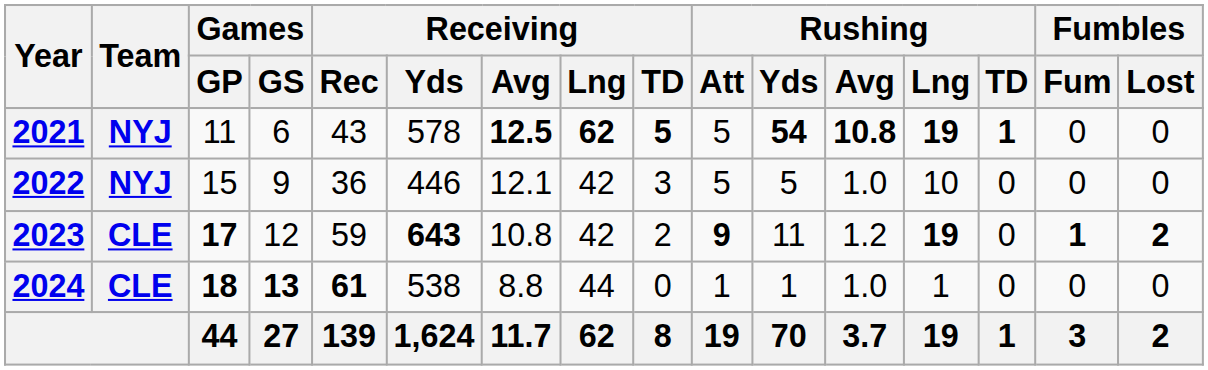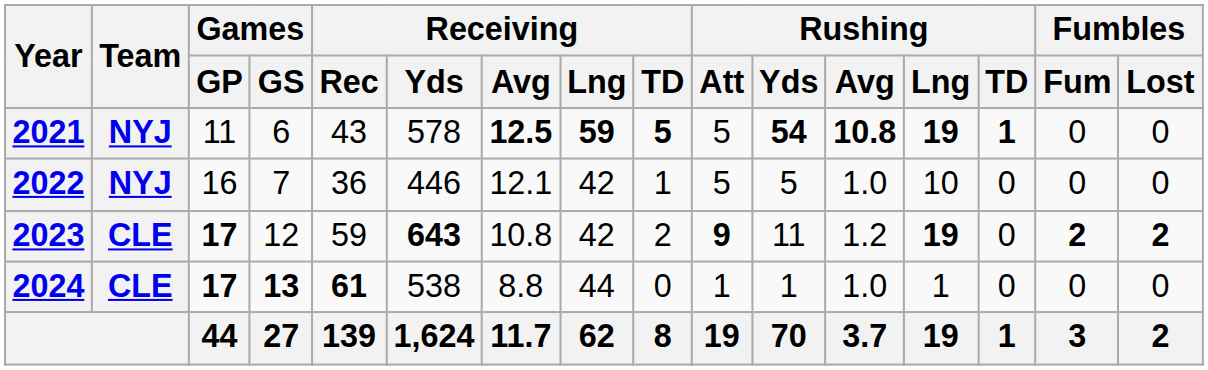(597, 132) 62 -> (597, 132) 59
(220, 183) 15 -> (220, 183) 16
(281, 183) 9 -> (281, 183) 7
(663, 183) 3 -> (663, 183) 1
(1077, 235) 1 -> (1077, 235) 2
(220, 286) 18 -> (220, 286) 17
